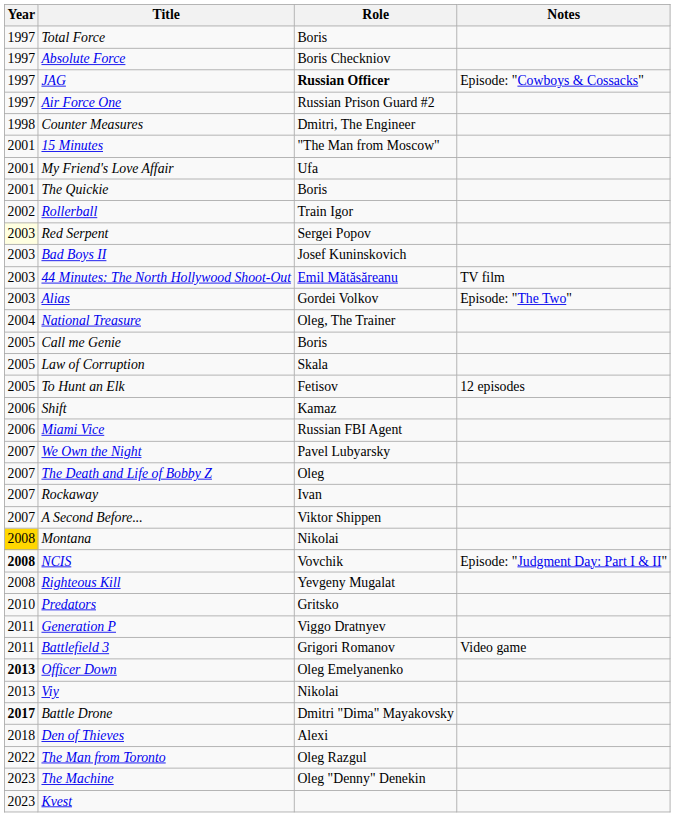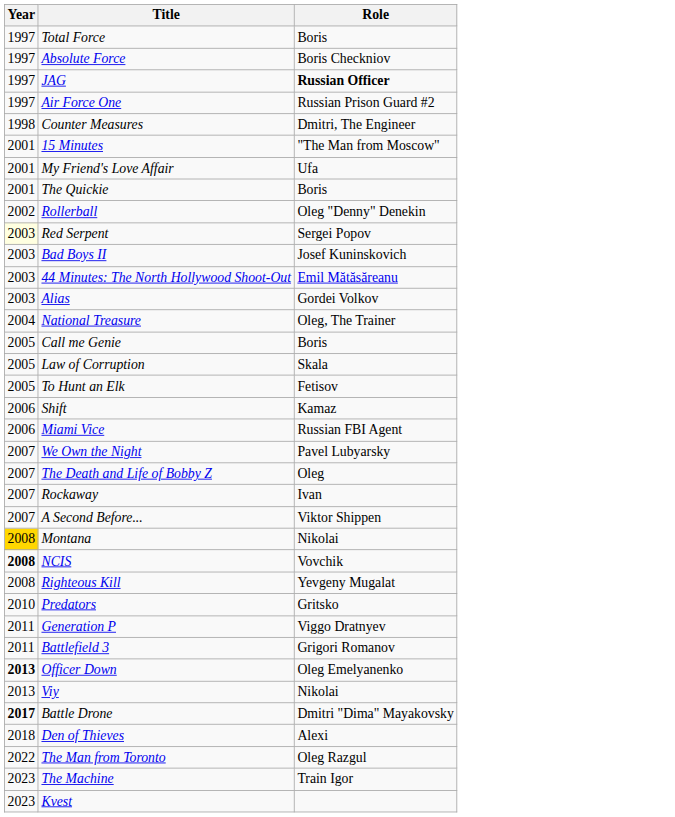- column: (564, 15)
(325, 211) Train Igor -> (361, 211) Oleg "Denny" Denekin
(361, 779) Oleg "Denny" Denekin -> (325, 779) Train Igor
